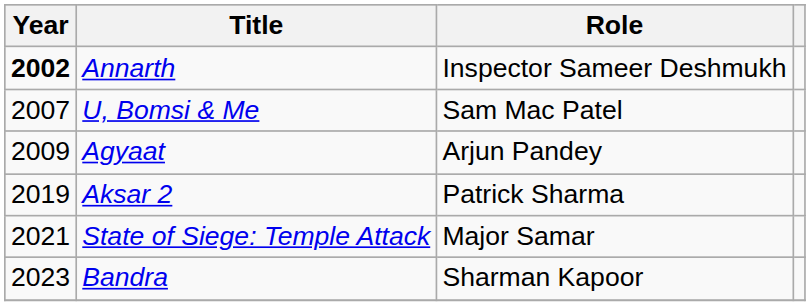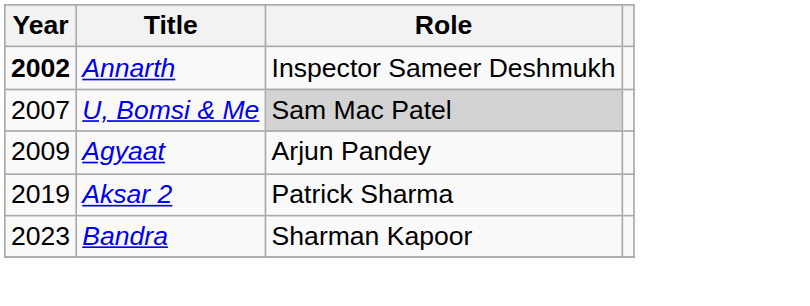(533, 109) no background -> (362, 109) lightgrey background
- row: (256, 236)
